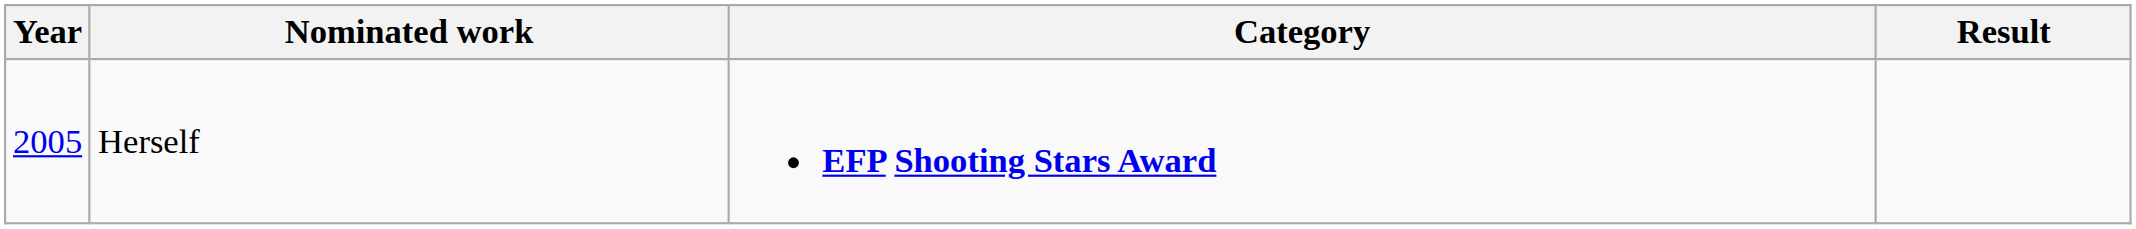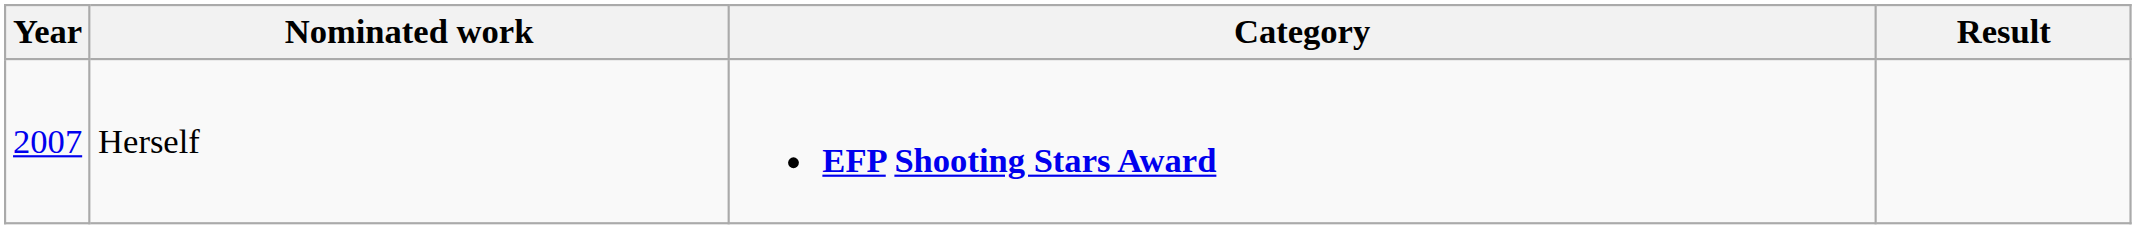(48, 140) 2005 -> (48, 140) 2007
